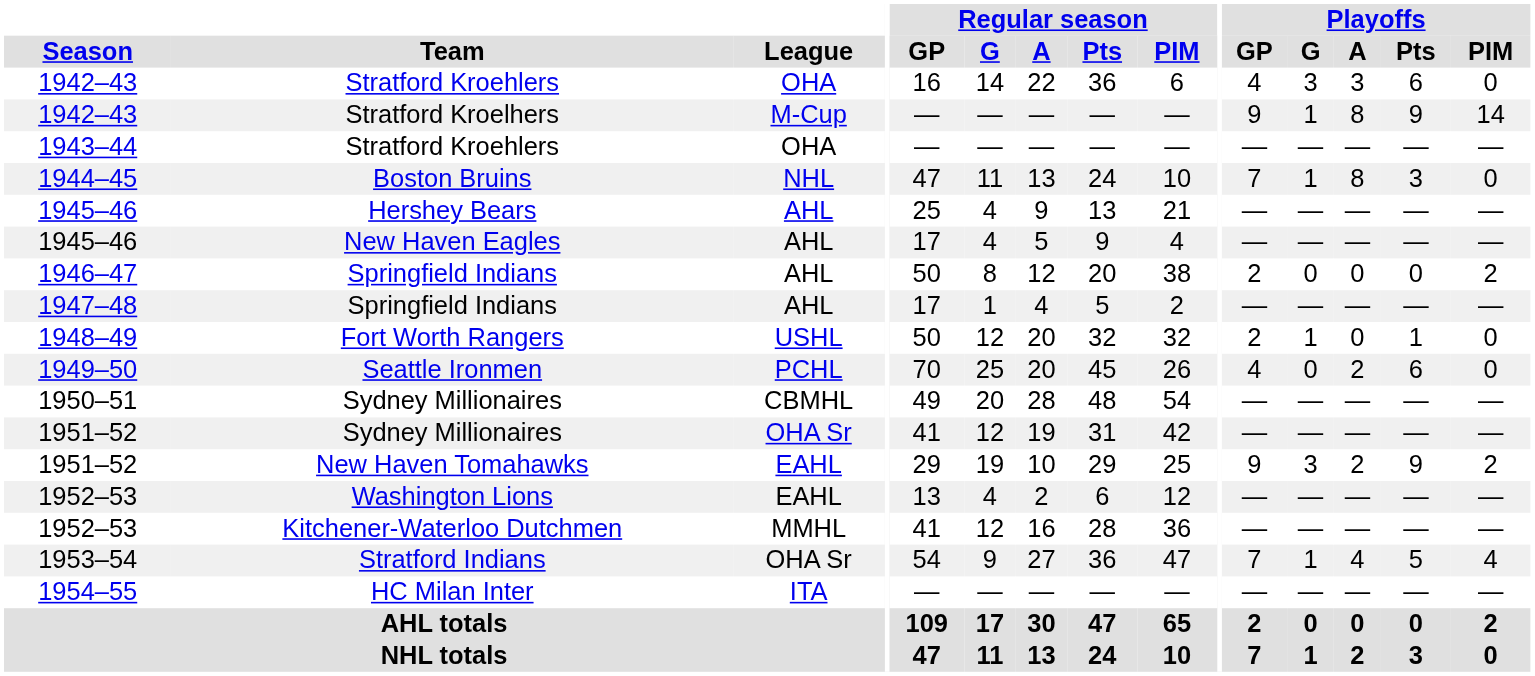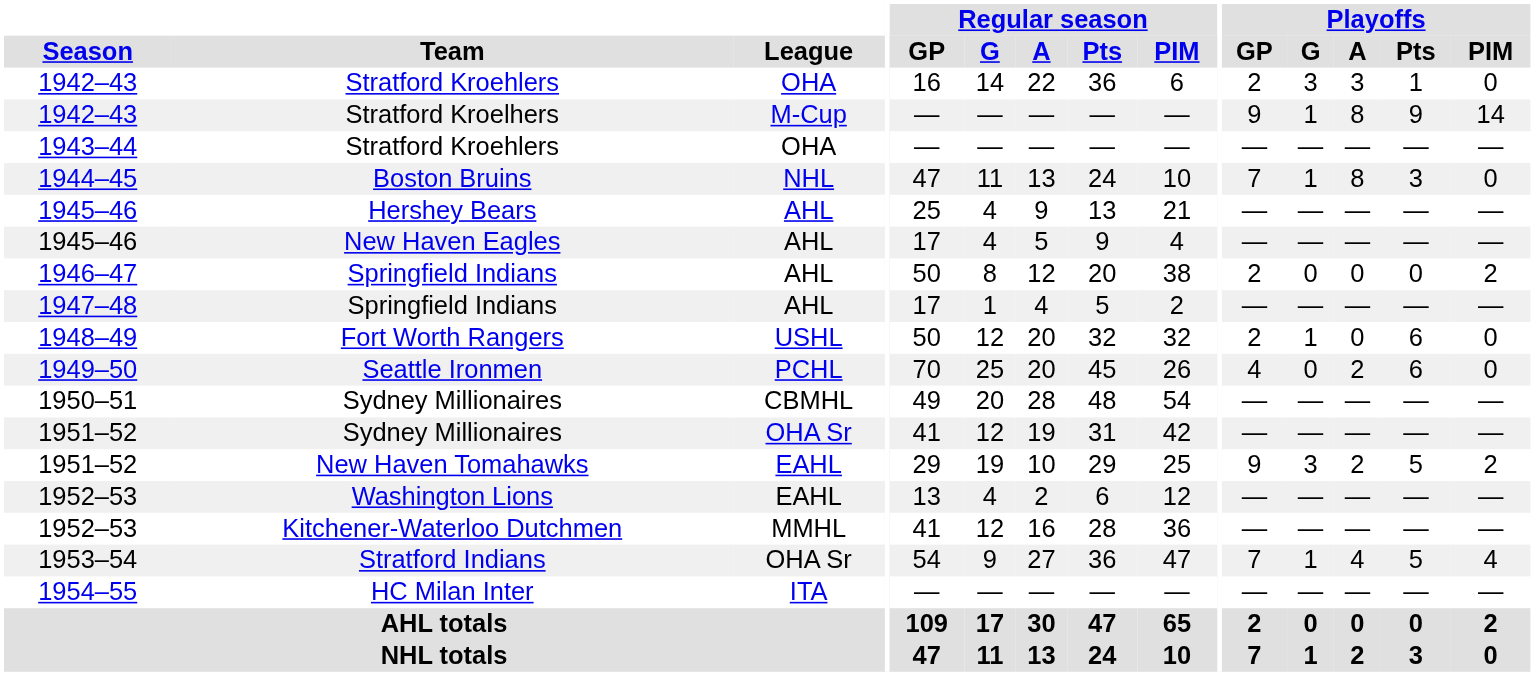(1254, 83) 4 -> (1254, 83) 2
(1416, 83) 6 -> (1416, 83) 1
(1416, 337) 1 -> (1416, 337) 6
(1416, 464) 9 -> (1416, 464) 5
